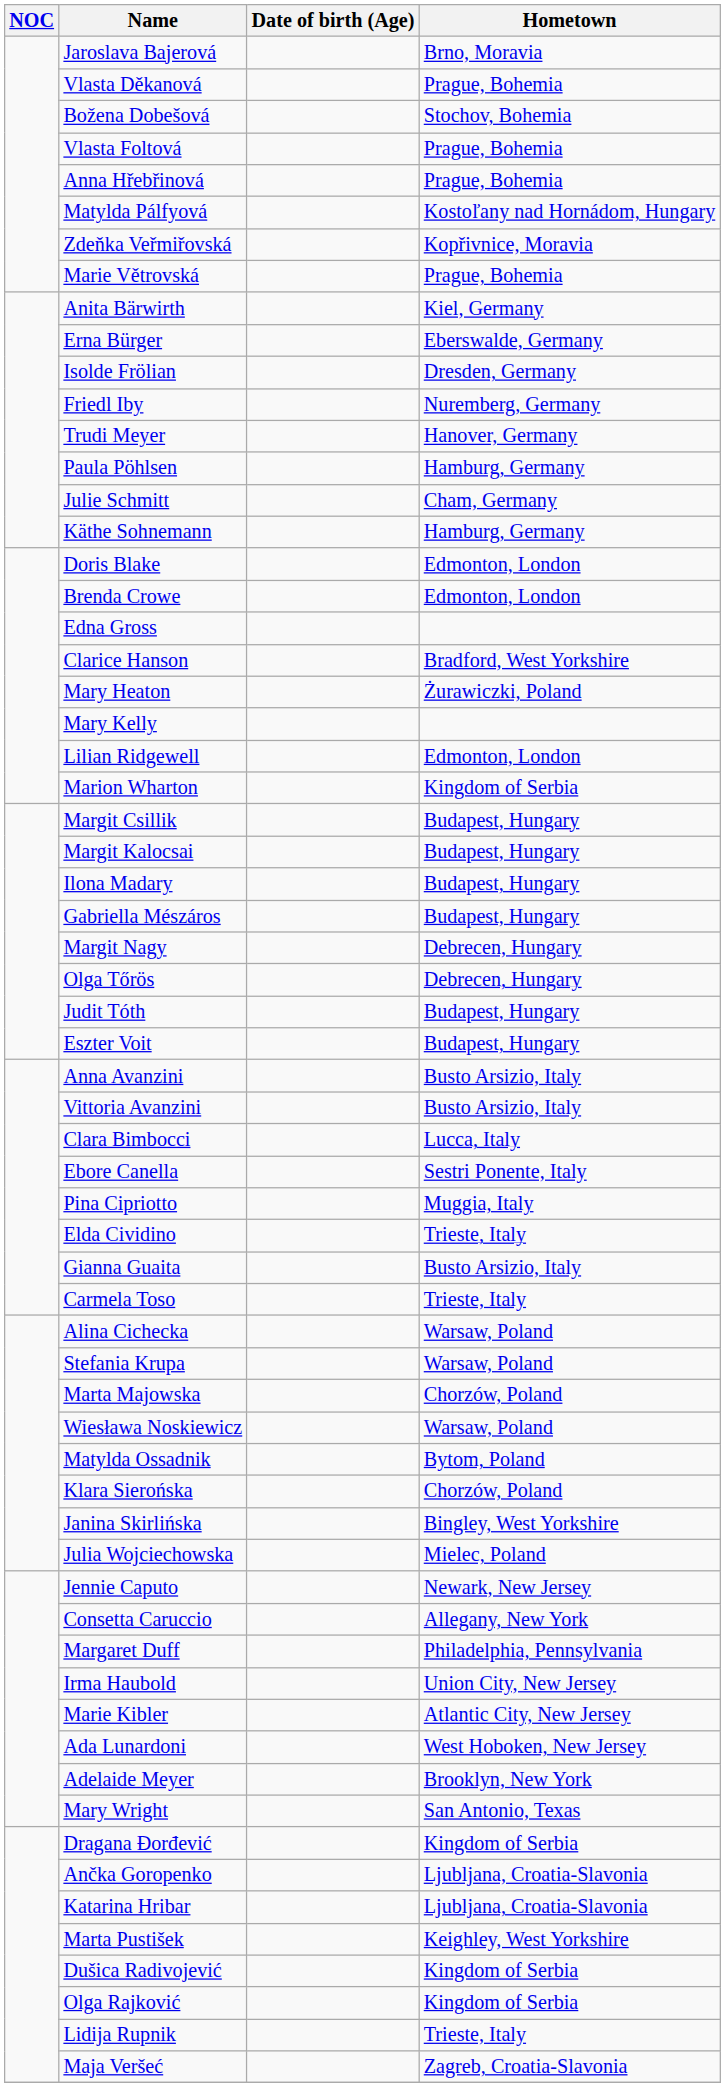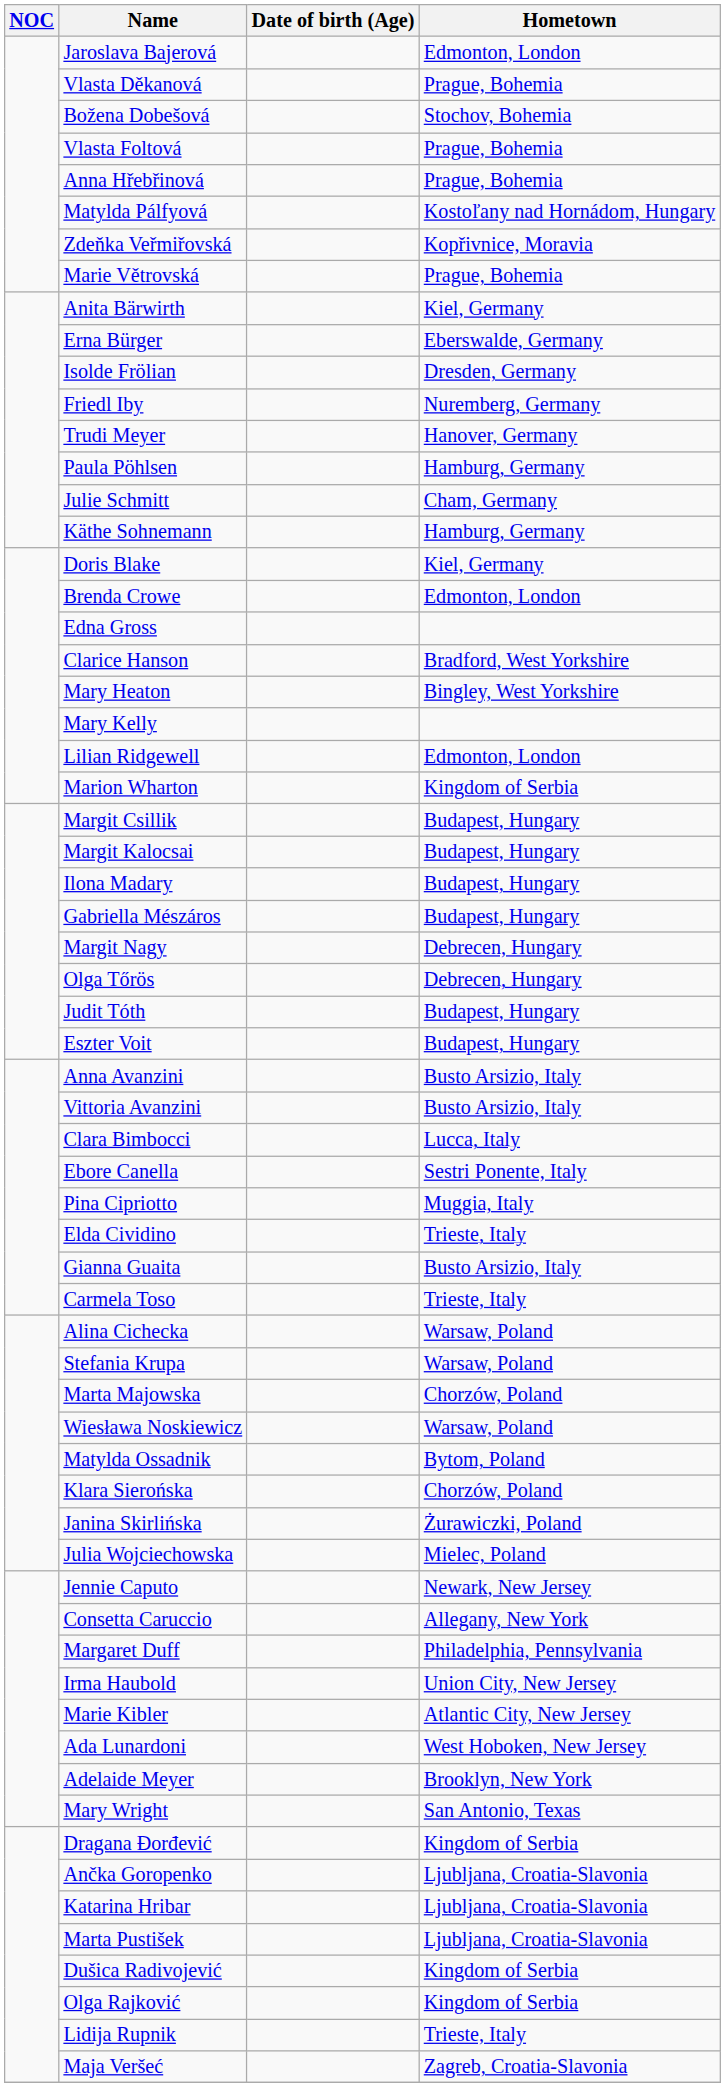(483, 52) Brno, Moravia -> (502, 52) Edmonton, London
(502, 564) Edmonton, London -> (484, 564) Kiel, Germany
(503, 691) Żurawiczki, Poland -> (521, 691) Bingley, West Yorkshire
(521, 1523) Bingley, West Yorkshire -> (503, 1523) Żurawiczki, Poland
(526, 1938) Keighley, West Yorkshire -> (536, 1938) Ljubljana, Croatia-Slavonia
